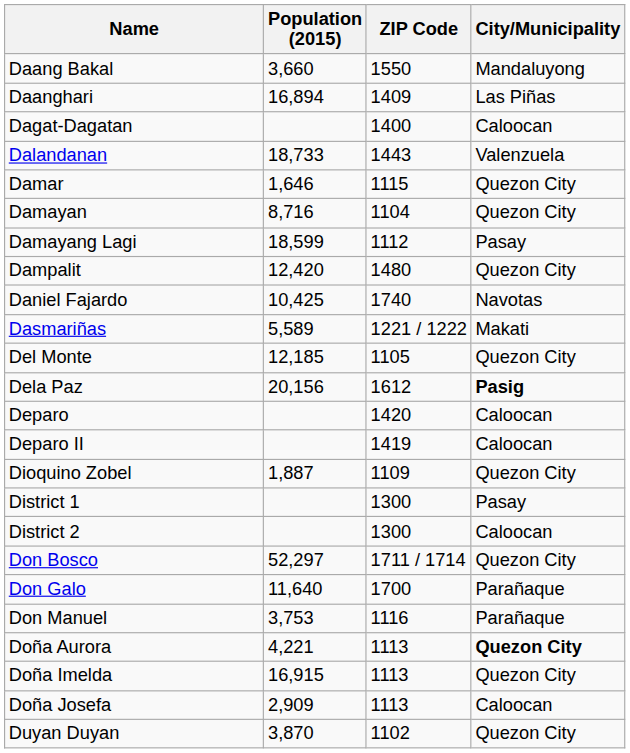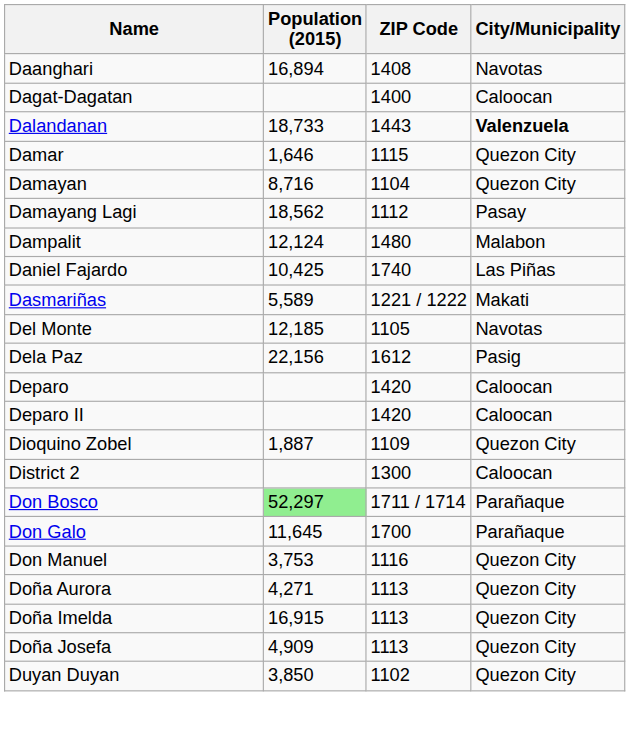- row: (61, 68)
(391, 97) 1409 -> (391, 68) 1408
(515, 97) Las Piñas -> (509, 68) Navotas
(520, 155) normal -> (522, 126) bold
(296, 241) 18,599 -> (296, 213) 18,562
(296, 270) 12,420 -> (296, 241) 12,124
(526, 270) Quezon City -> (510, 241) Malabon
(509, 299) Navotas -> (515, 270) Las Piñas
(526, 357) Quezon City -> (509, 328) Navotas
(296, 386) 20,156 -> (296, 357) 22,156
(500, 386) bold -> (498, 357) normal
(391, 444) 1419 -> (391, 415) 1420
- row: (44, 502)
(296, 560) no background -> (296, 502) lightgreen background
(526, 560) Quezon City -> (520, 502) Parañaque
(295, 589) 11,640 -> (295, 531) 11,645
(520, 618) Parañaque -> (526, 560) Quezon City
(291, 646) 4,221 -> (291, 589) 4,271
(529, 646) bold -> (526, 589) normal
(291, 704) 2,909 -> (291, 646) 4,909
(514, 704) Caloocan -> (526, 646) Quezon City
(291, 733) 3,870 -> (291, 675) 3,850
